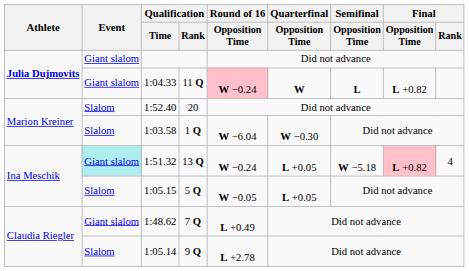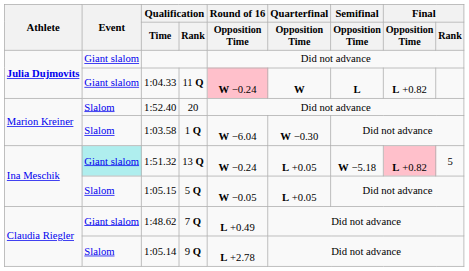(450, 161) 4 -> (450, 161) 5
